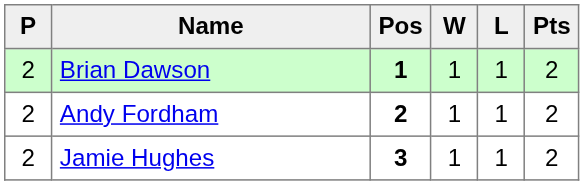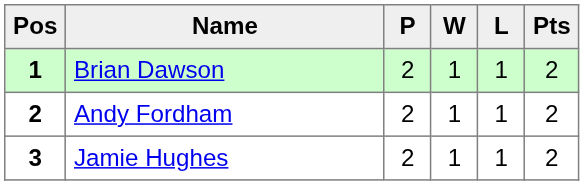columns swapped: (401, 26) <-> (28, 26)
